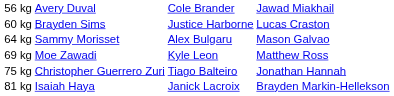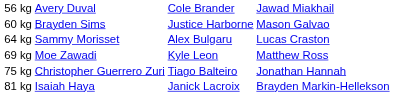(293, 24) Lucas Craston -> (293, 24) Mason Galvao
(293, 39) Mason Galvao -> (293, 39) Lucas Craston
